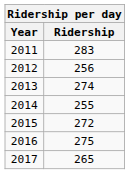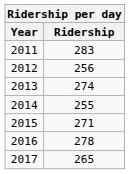(84, 123) 272 -> (84, 123) 271
(84, 141) 275 -> (84, 141) 278
